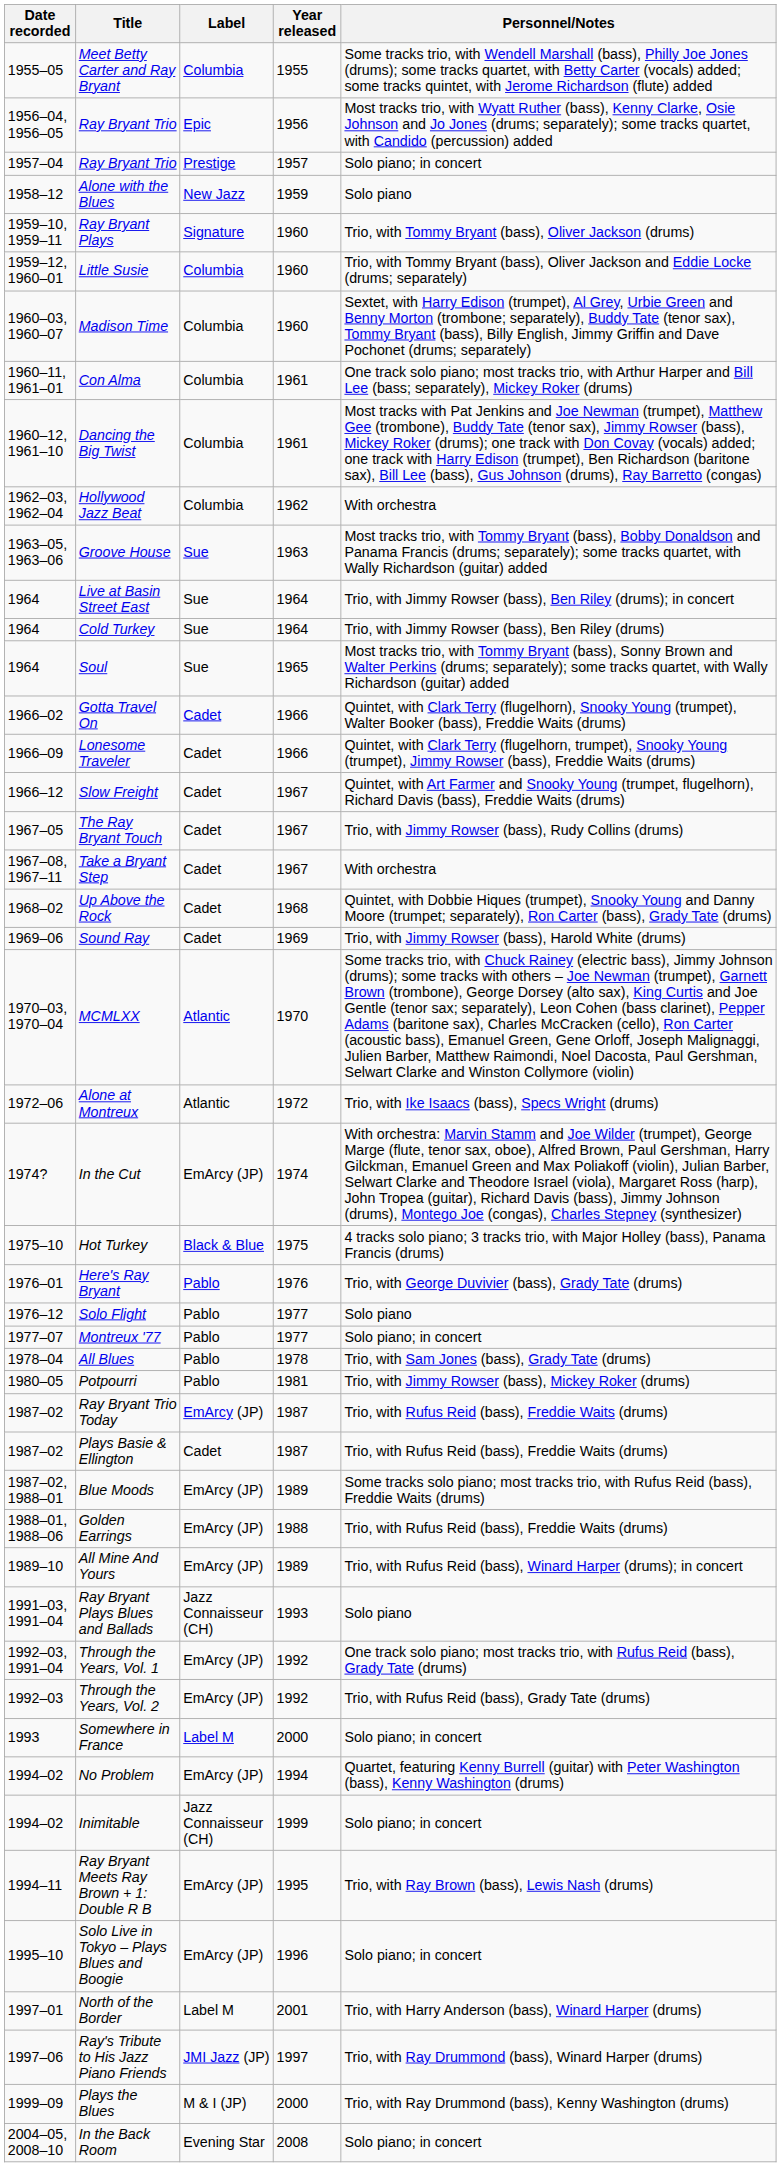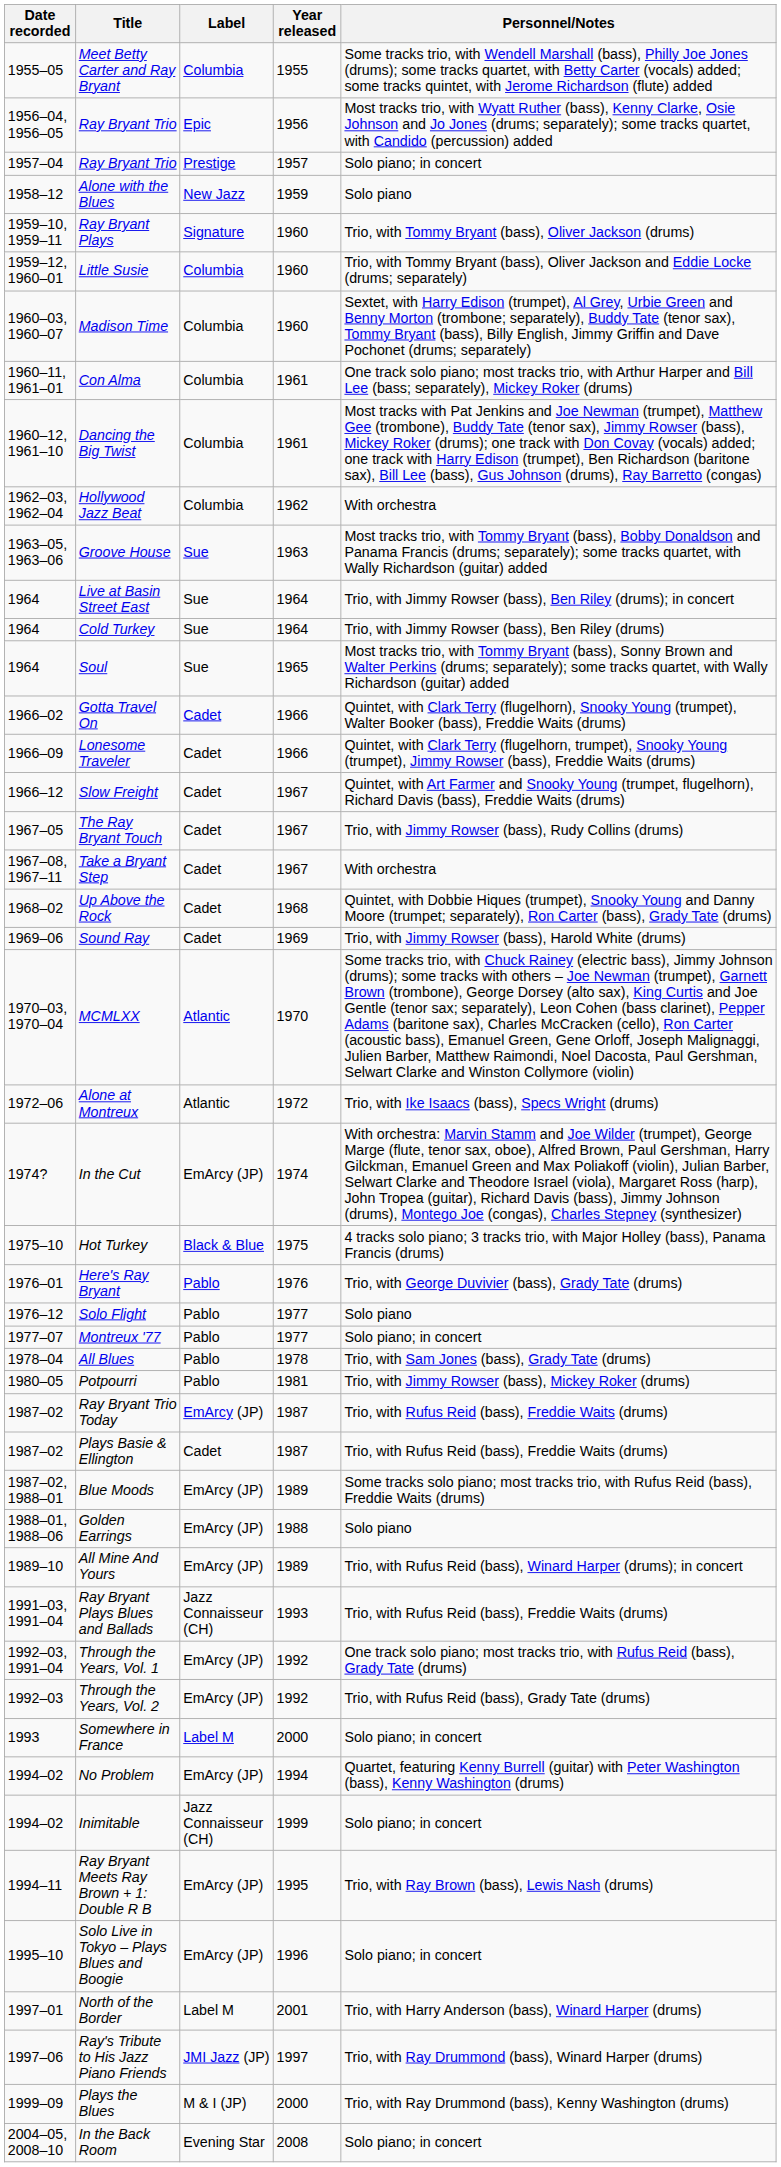(506, 1528) Trio, with Rufus Reid (bass), Freddie Waits (drums) -> (378, 1528) Solo piano
(378, 1613) Solo piano -> (506, 1613) Trio, with Rufus Reid (bass), Freddie Waits (drums)
